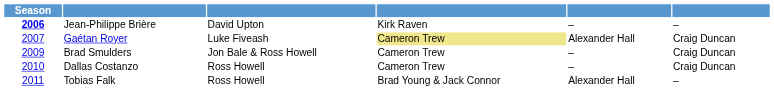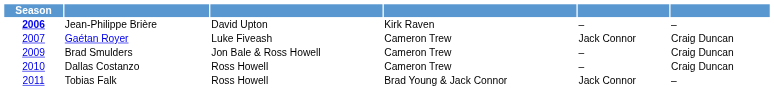(411, 39) khaki background -> (418, 39) no background
(601, 39) Alexander Hall -> (607, 39) Jack Connor
(601, 81) Alexander Hall -> (607, 81) Jack Connor
